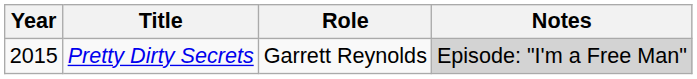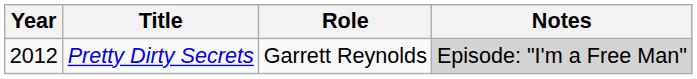(34, 55) 2015 -> (34, 55) 2012
